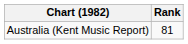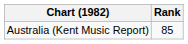(167, 30) 81 -> (167, 30) 85
